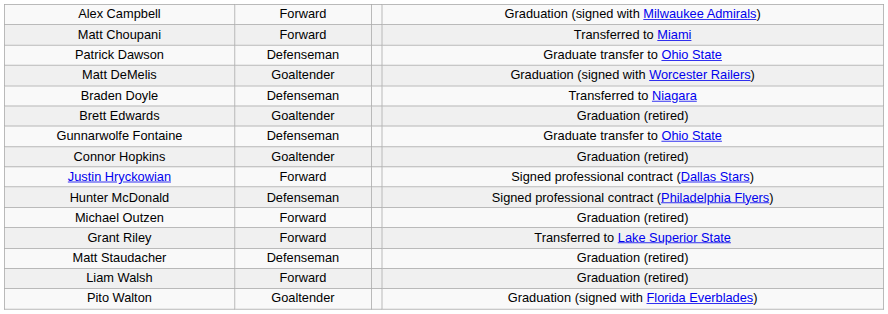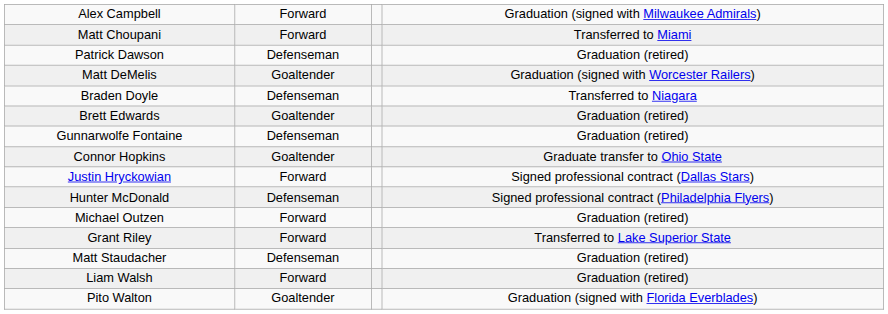(633, 55) Graduate transfer to Ohio State -> (633, 55) Graduation (retired)
(633, 136) Graduate transfer to Ohio State -> (633, 136) Graduation (retired)
(633, 156) Graduation (retired) -> (633, 156) Graduate transfer to Ohio State
